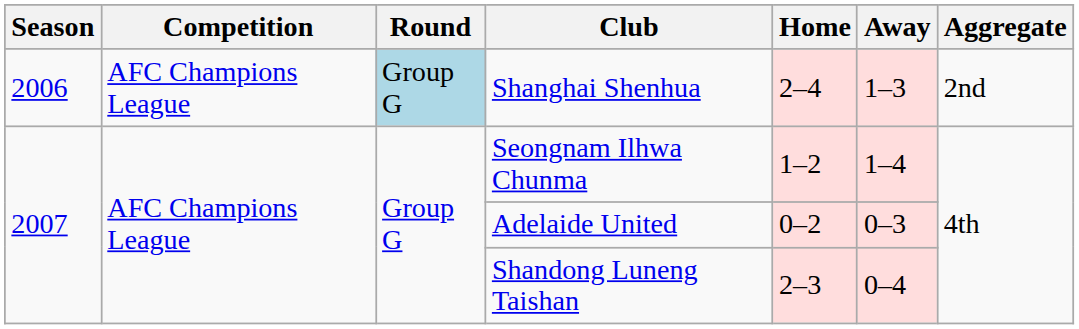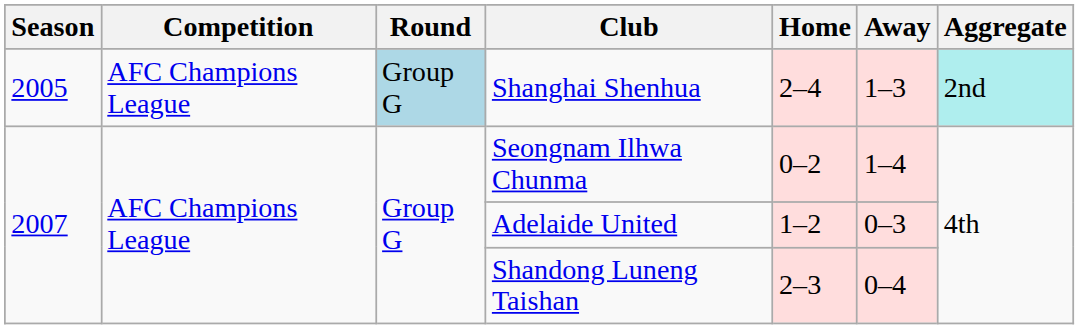(40, 87) 2006 -> (40, 87) 2005
(965, 87) no background -> (965, 87) paleturquoise background
(800, 163) 1–2 -> (800, 163) 0–2
(800, 224) 0–2 -> (800, 224) 1–2
